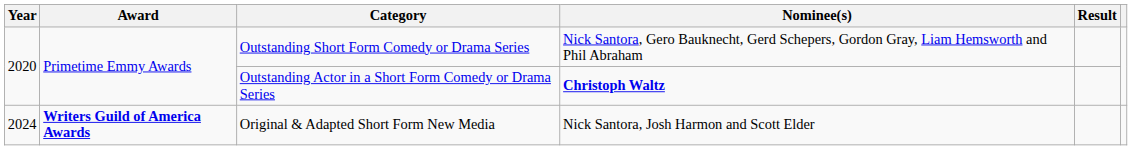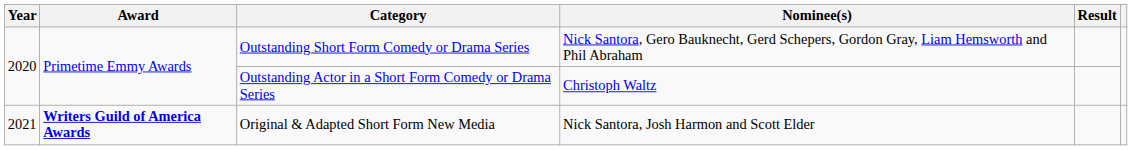(614, 85) bold -> (610, 85) normal
(22, 124) 2024 -> (22, 124) 2021
